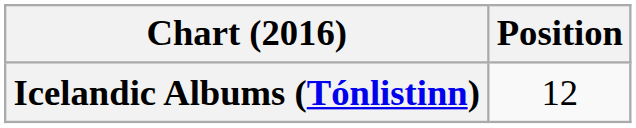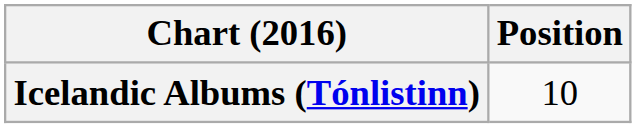(560, 91) 12 -> (560, 91) 10
